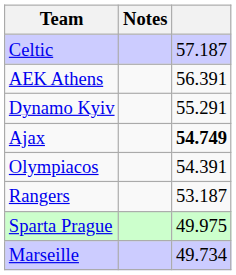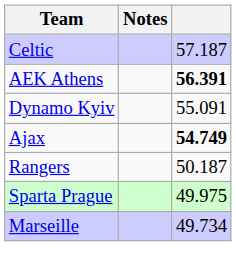(202, 78) normal -> (202, 78) bold
(202, 108) 55.291 -> (202, 108) 55.091
- row: (54, 166)
(202, 196) 53.187 -> (202, 166) 50.187
